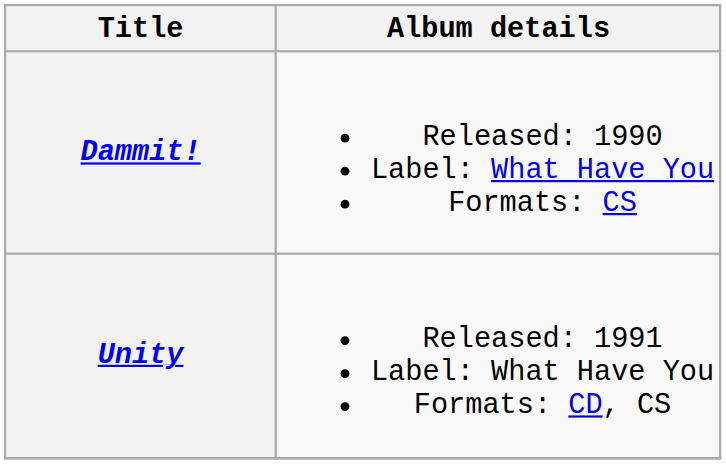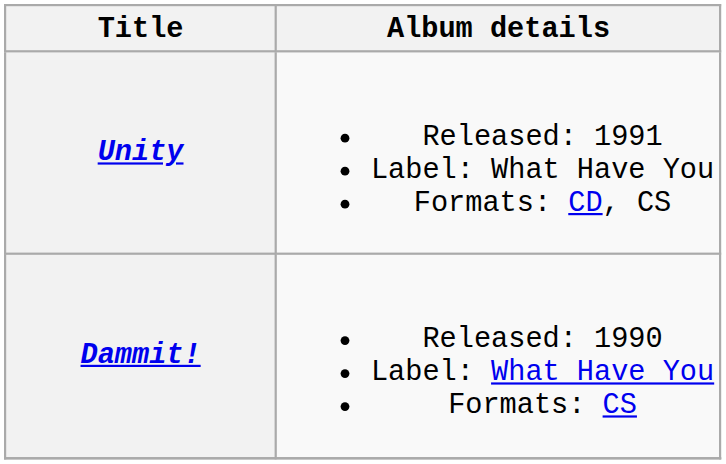rows swapped: (141, 153) <-> (141, 356)
